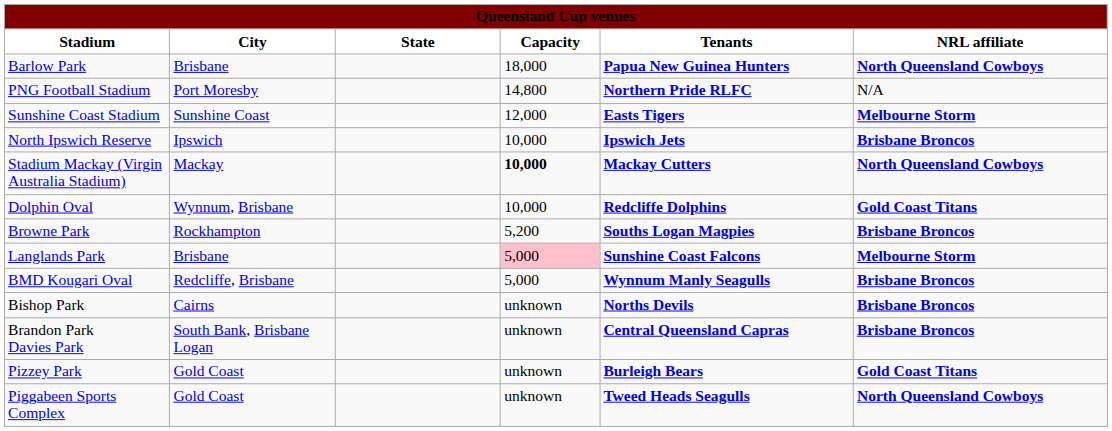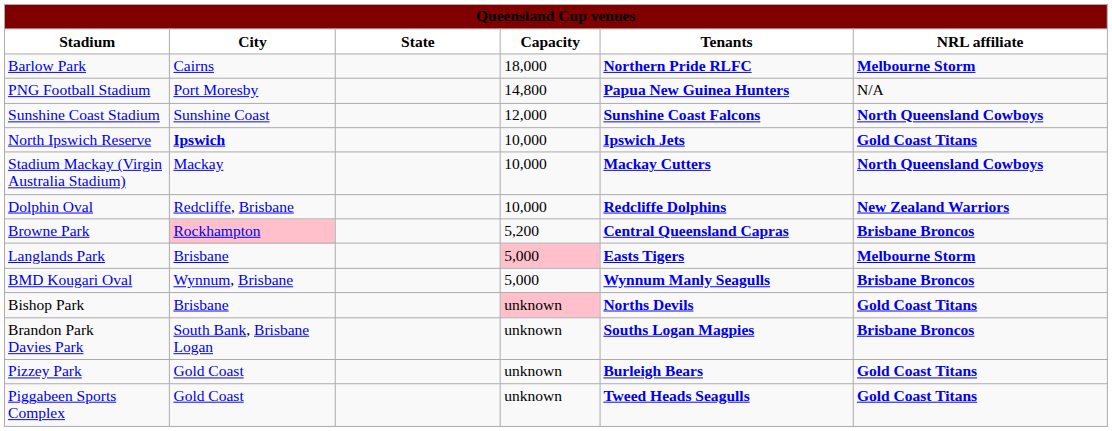(201, 66) Brisbane -> (194, 66) Cairns
(696, 66) Papua New Guinea Hunters -> (678, 66) Northern Pride RLFC
(950, 66) North Queensland Cowboys -> (916, 66) Melbourne Storm
(678, 90) Northern Pride RLFC -> (696, 90) Papua New Guinea Hunters
(644, 115) Easts Tigers -> (682, 115) Sunshine Coast Falcons
(916, 115) Melbourne Storm -> (950, 115) North Queensland Cowboys
(198, 139) normal -> (199, 139) bold
(916, 139) Brisbane Broncos -> (917, 139) Gold Coast Titans
(526, 164) bold -> (526, 164) normal
(233, 206) Wynnum, Brisbane -> (234, 206) Redcliffe, Brisbane
(917, 206) Gold Coast Titans -> (933, 206) New Zealand Warriors
(217, 231) no background -> (217, 231) pink background
(679, 231) Souths Logan Magpies -> (696, 231) Central Queensland Capras
(682, 255) Sunshine Coast Falcons -> (644, 255) Easts Tigers
(234, 280) Redcliffe, Brisbane -> (233, 280) Wynnum, Brisbane
(194, 305) Cairns -> (201, 305) Brisbane
(533, 305) no background -> (533, 305) pink background
(916, 305) Brisbane Broncos -> (917, 305) Gold Coast Titans
(696, 329) Central Queensland Capras -> (679, 329) Souths Logan Magpies
(950, 396) North Queensland Cowboys -> (917, 396) Gold Coast Titans
